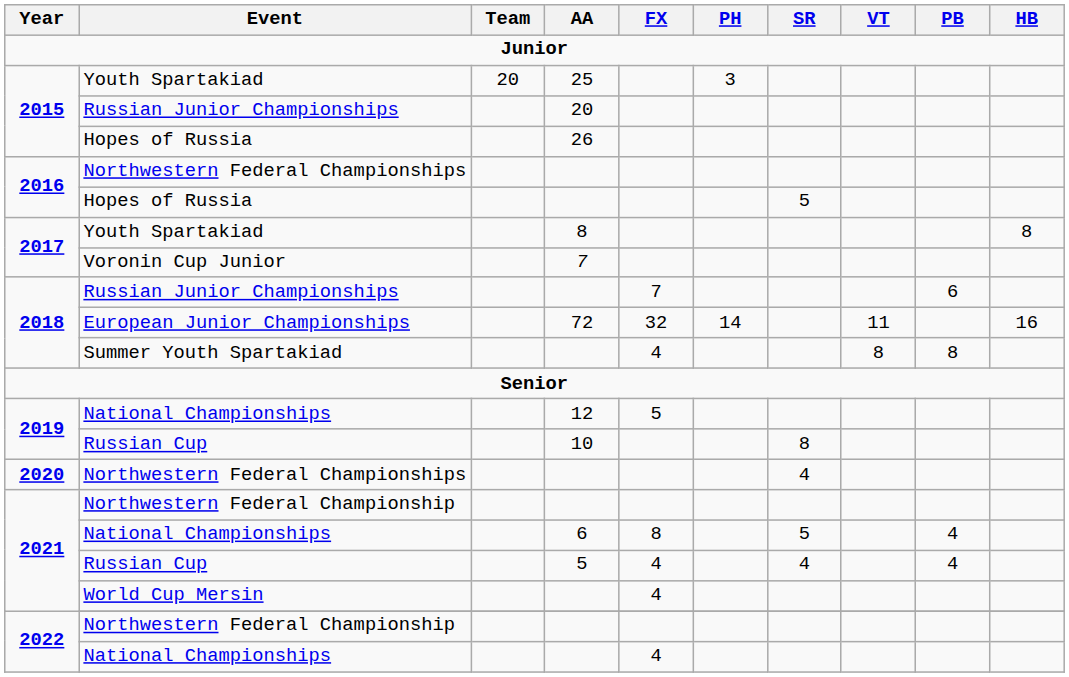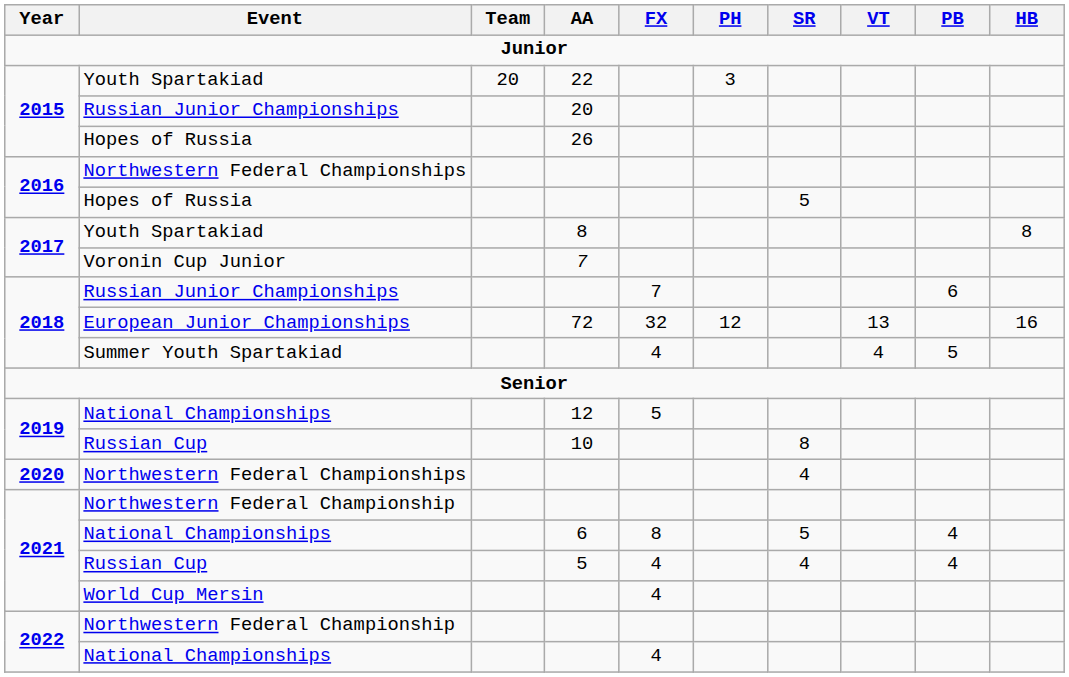(582, 81) 25 -> (582, 81) 22
(730, 323) 14 -> (730, 323) 12
(878, 323) 11 -> (878, 323) 13
(878, 354) 8 -> (878, 354) 4
(953, 354) 8 -> (953, 354) 5
